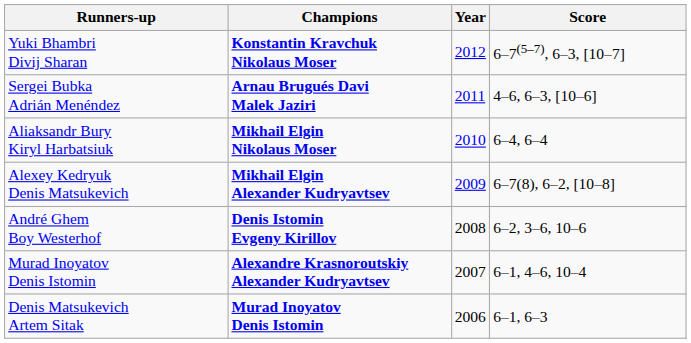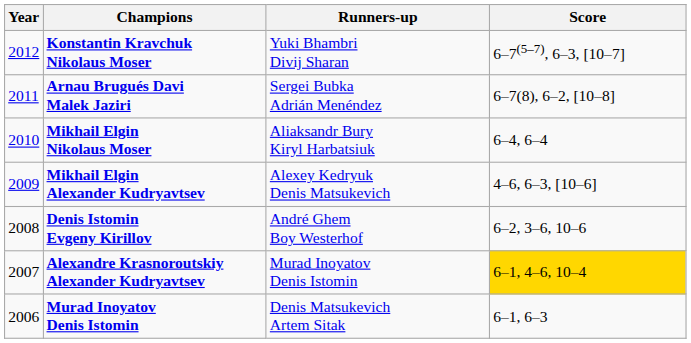columns swapped: (470, 17) <-> (116, 17)
(545, 96) 4–6, 6–3, [10–6] -> (554, 96) 6–7(8), 6–2, [10–8]
(554, 184) 6–7(8), 6–2, [10–8] -> (545, 184) 4–6, 6–3, [10–6]
(540, 272) no background -> (540, 272) gold background
